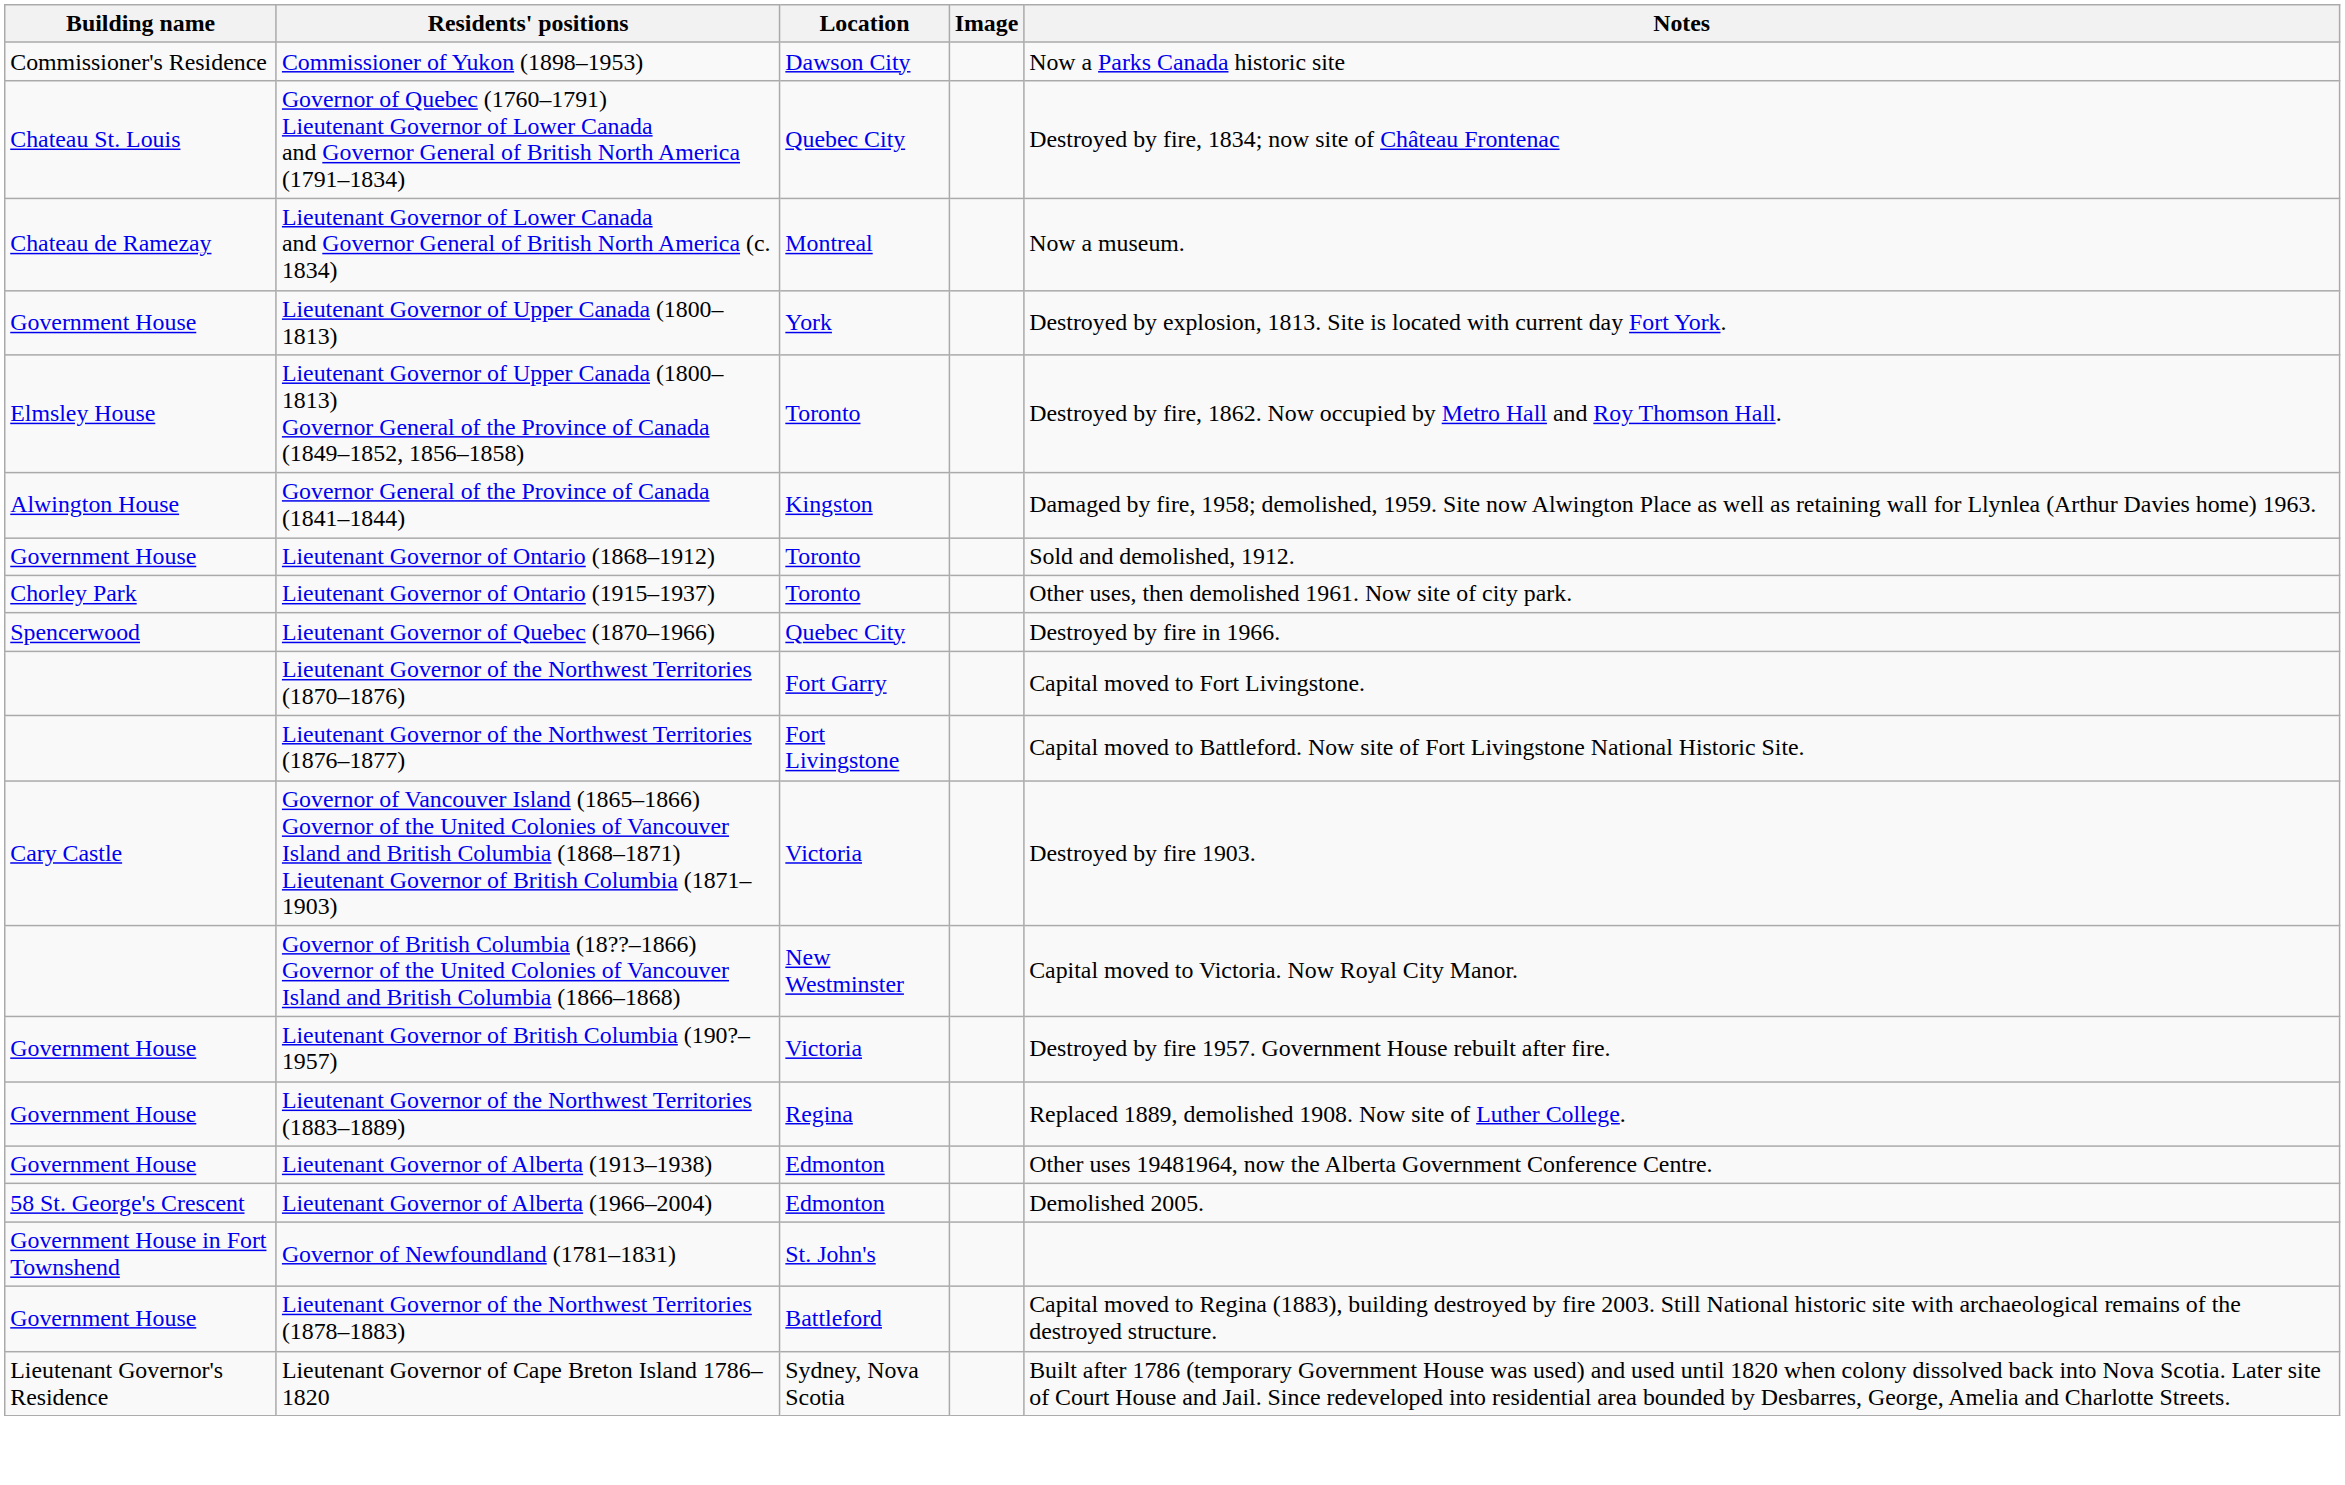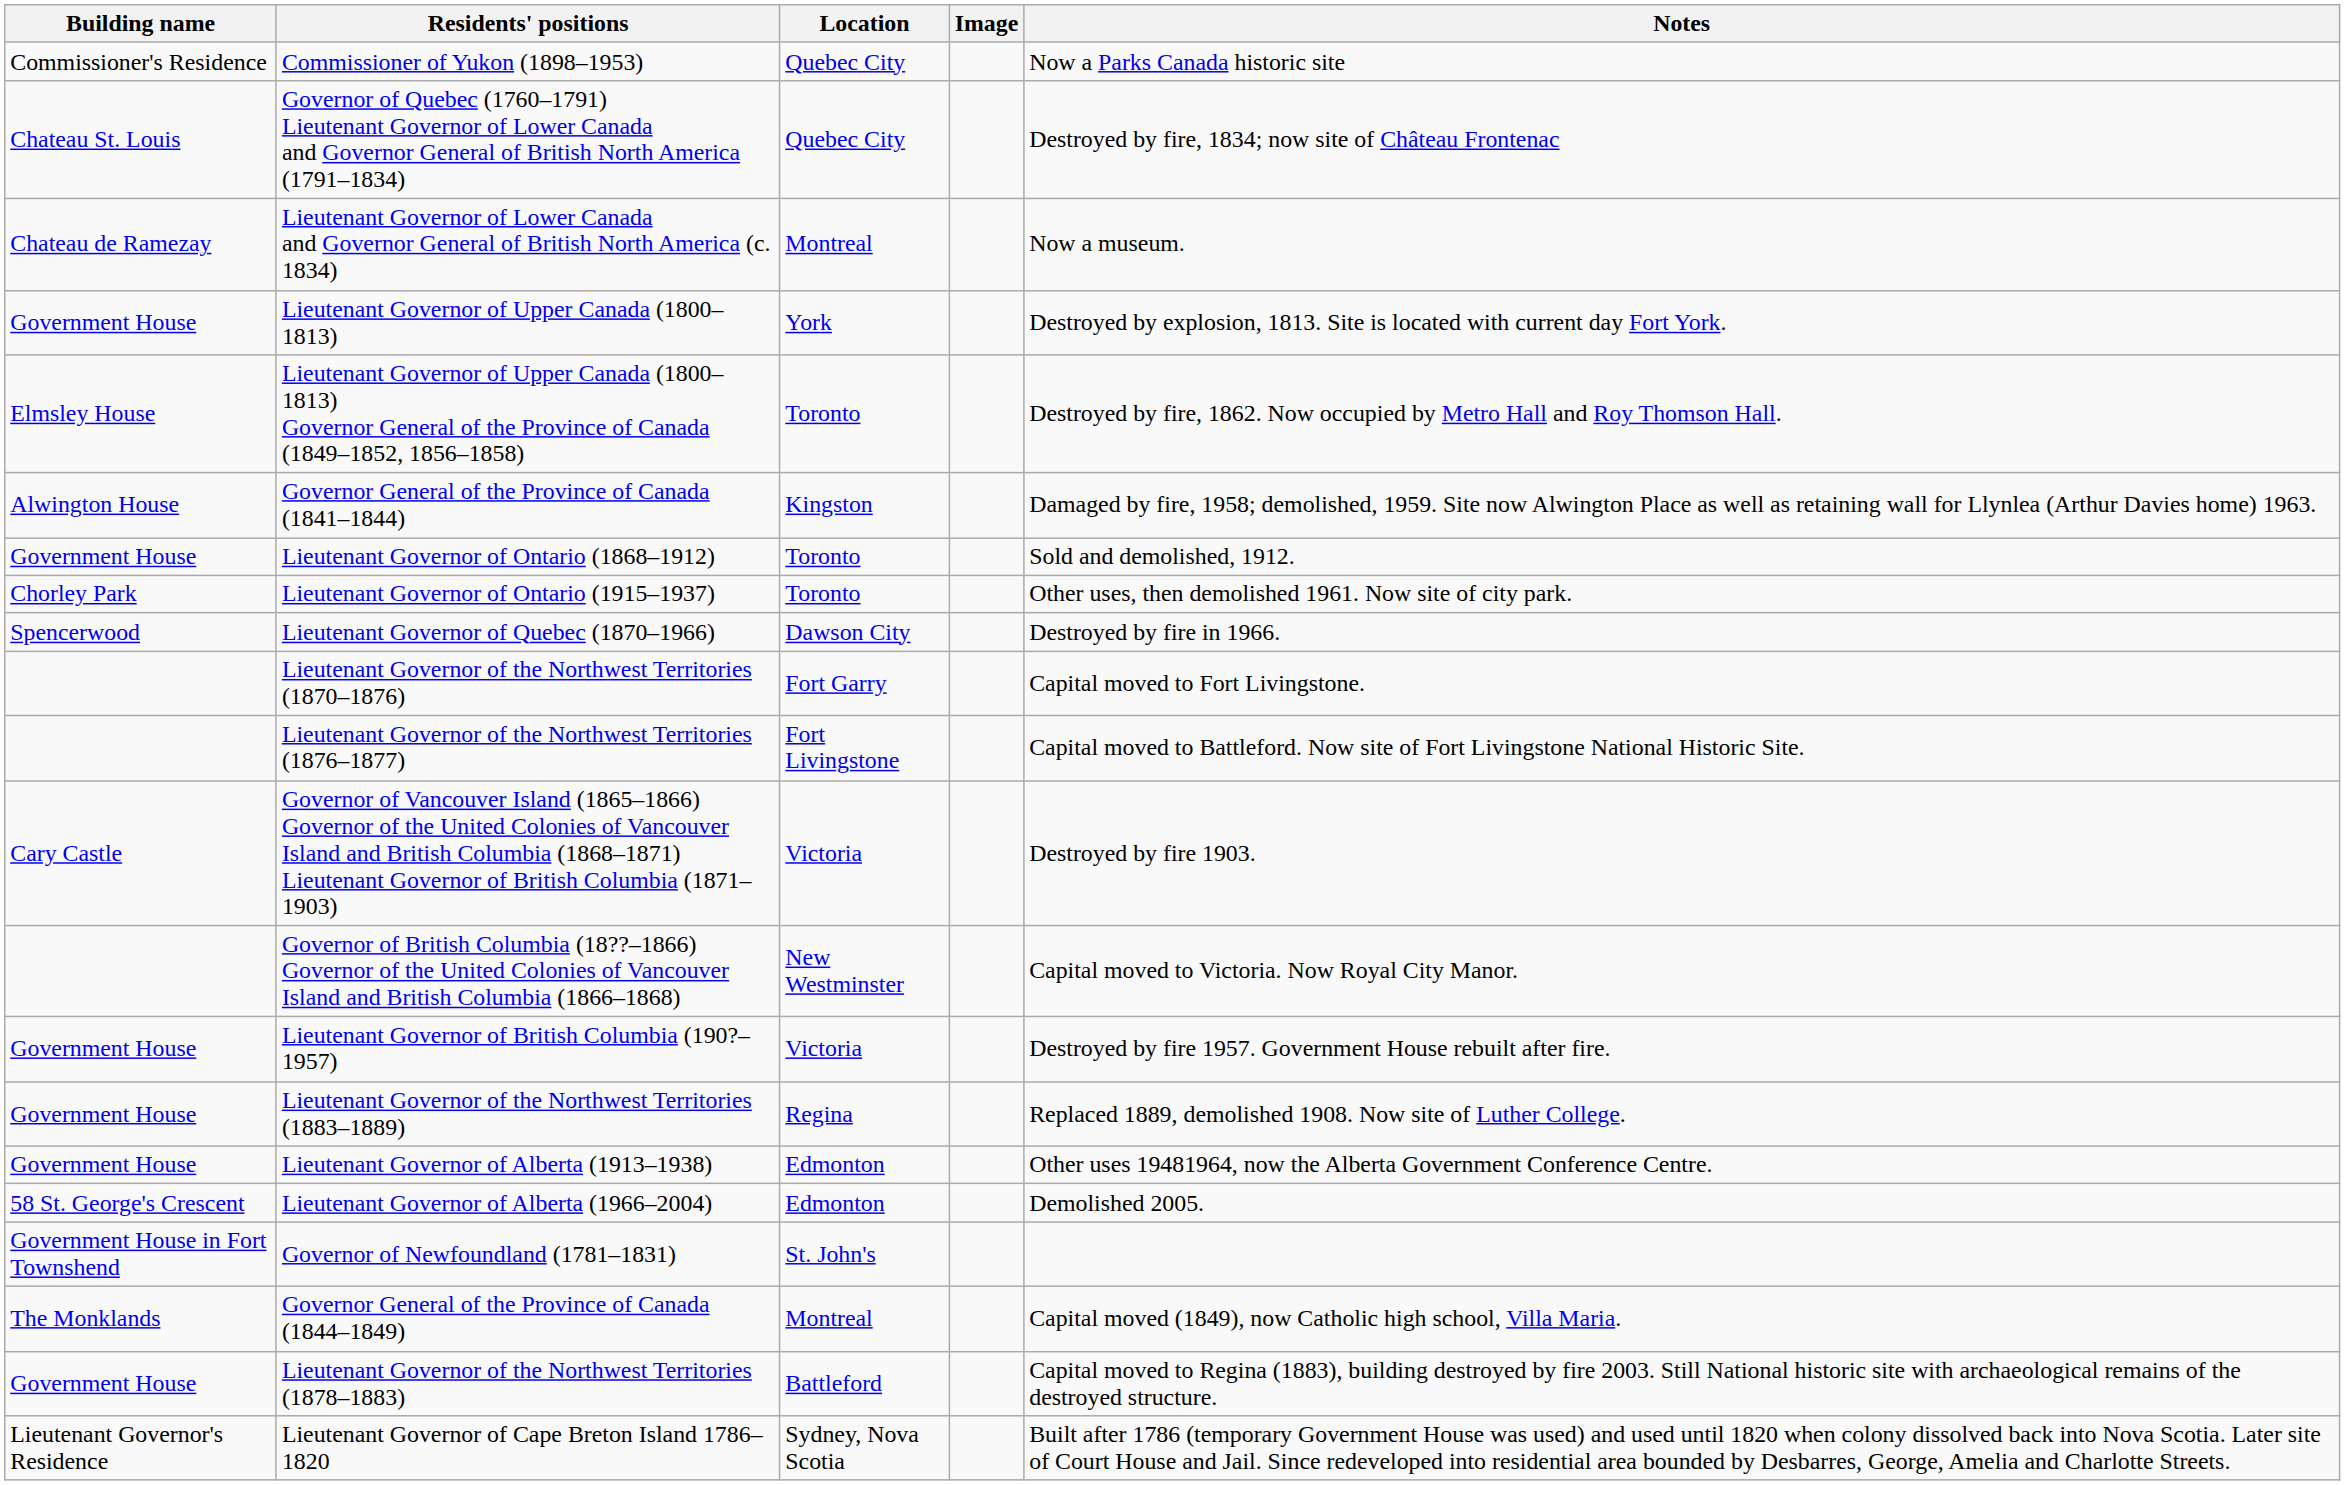(848, 61) Dawson City -> (845, 61) Quebec City
(845, 631) Quebec City -> (848, 631) Dawson City
+ row: (496, 1318)
